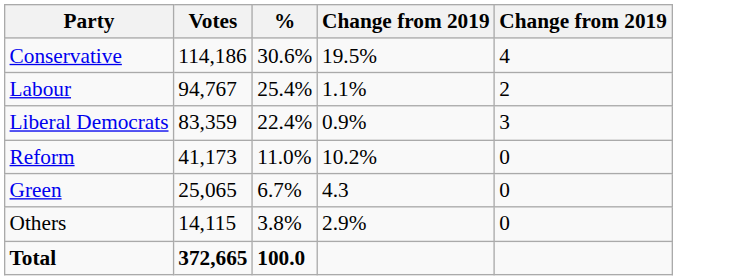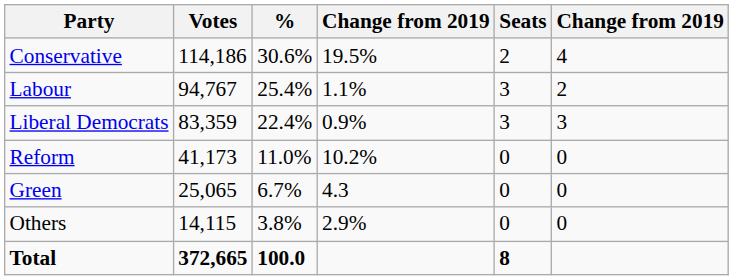+ column: (523, 21)
